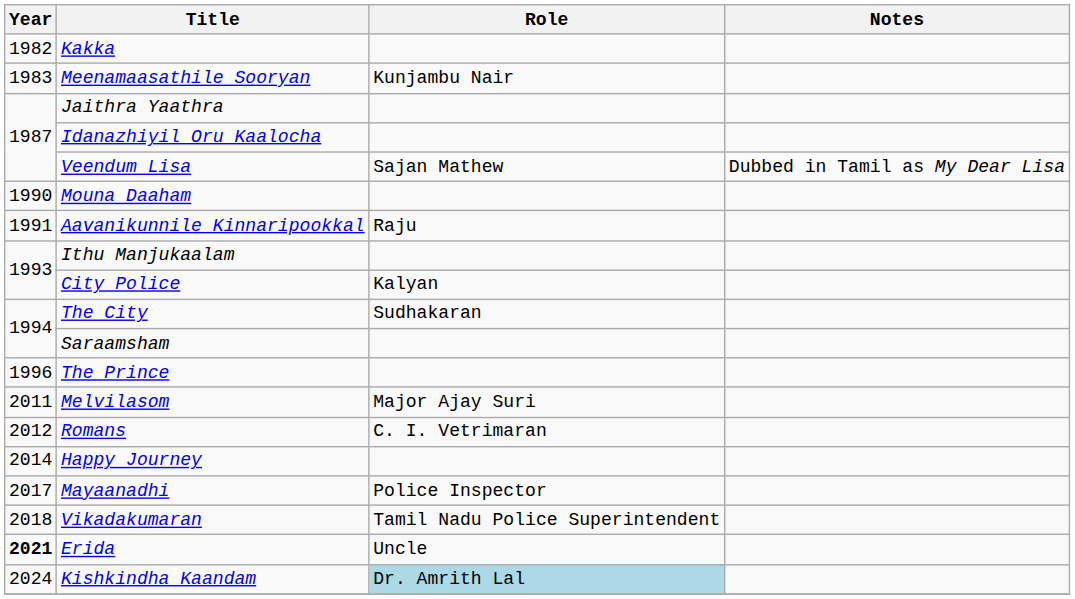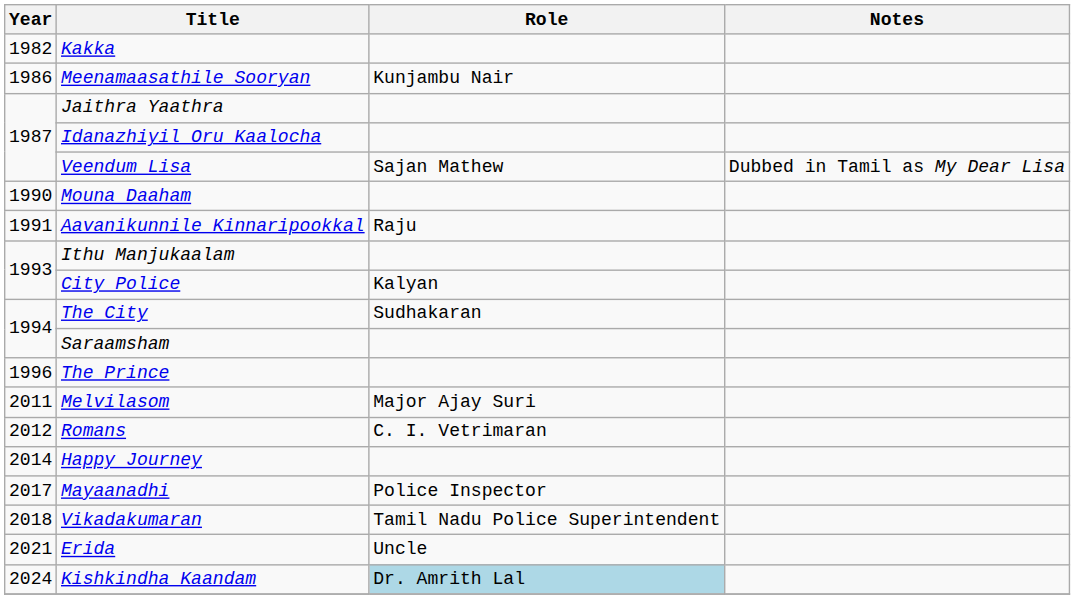(31, 78) 1983 -> (31, 78) 1986
(31, 550) bold -> (31, 550) normal
